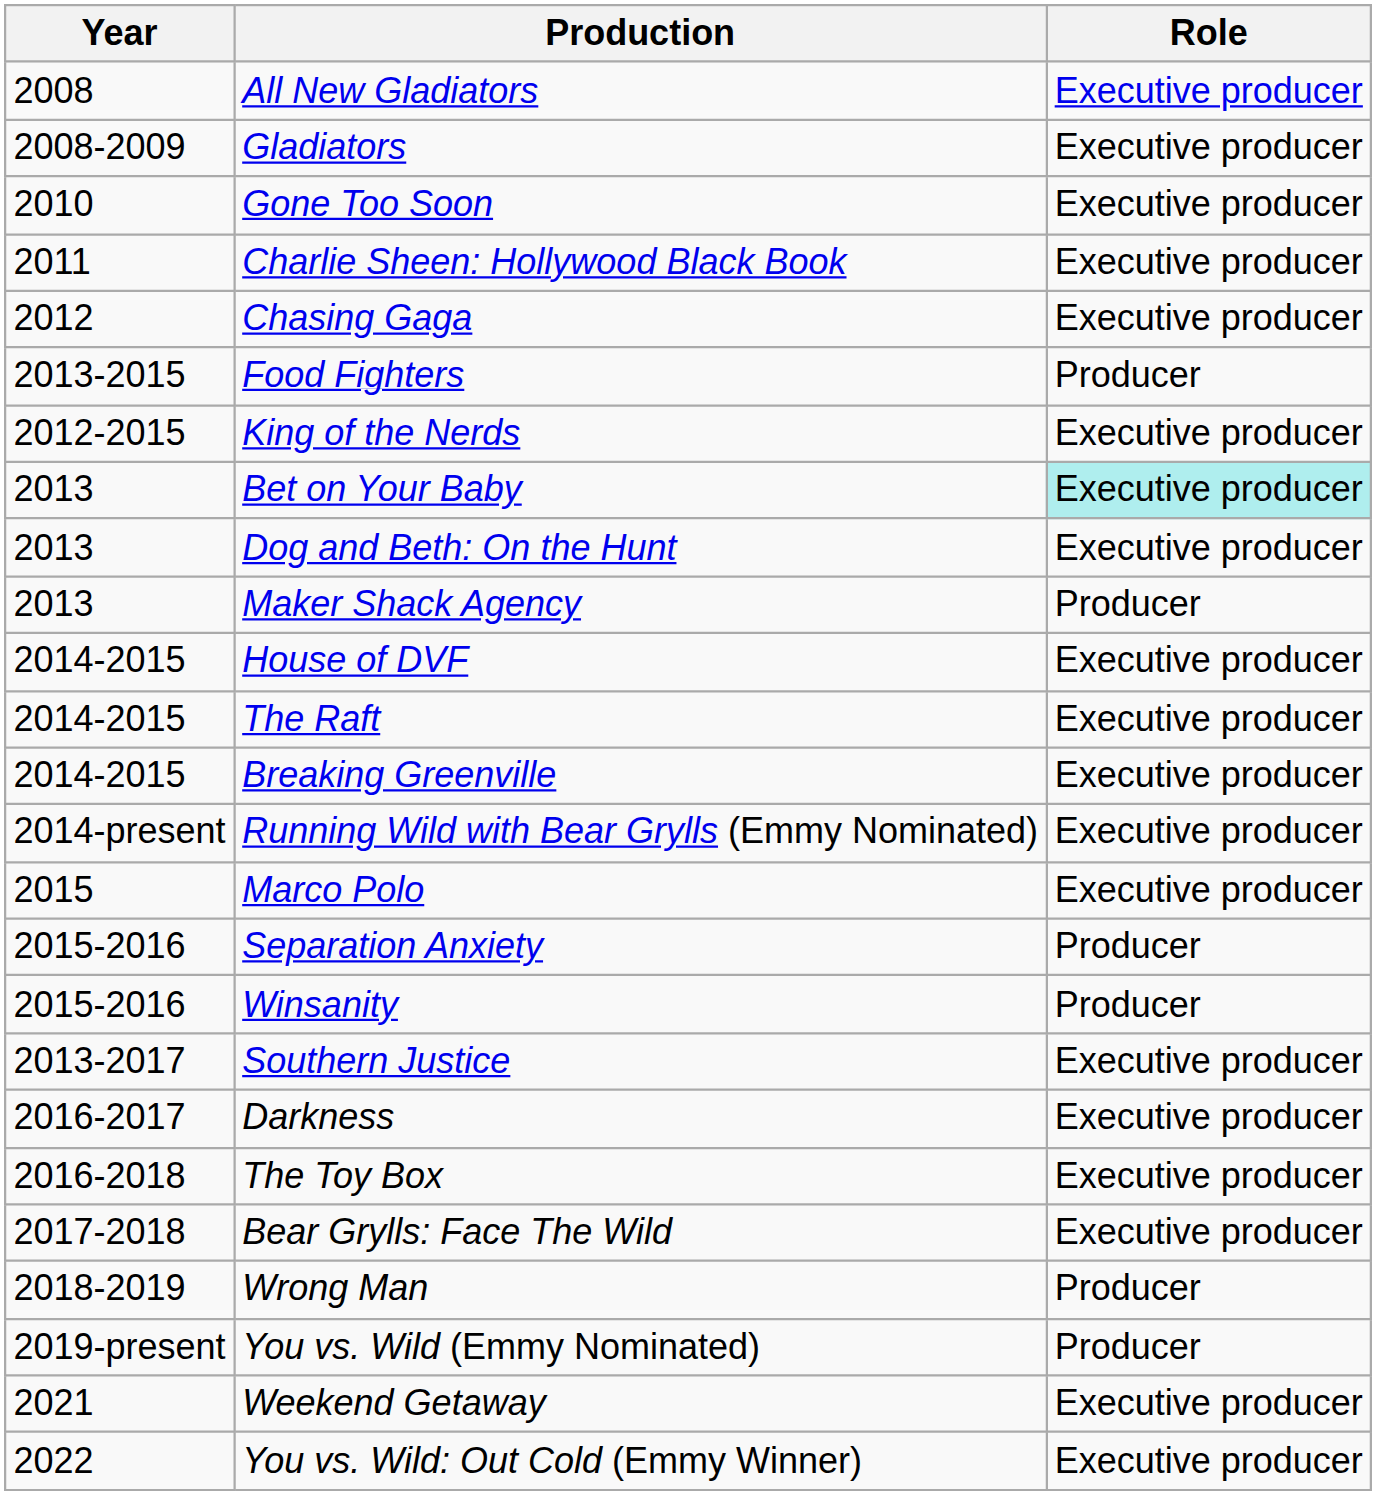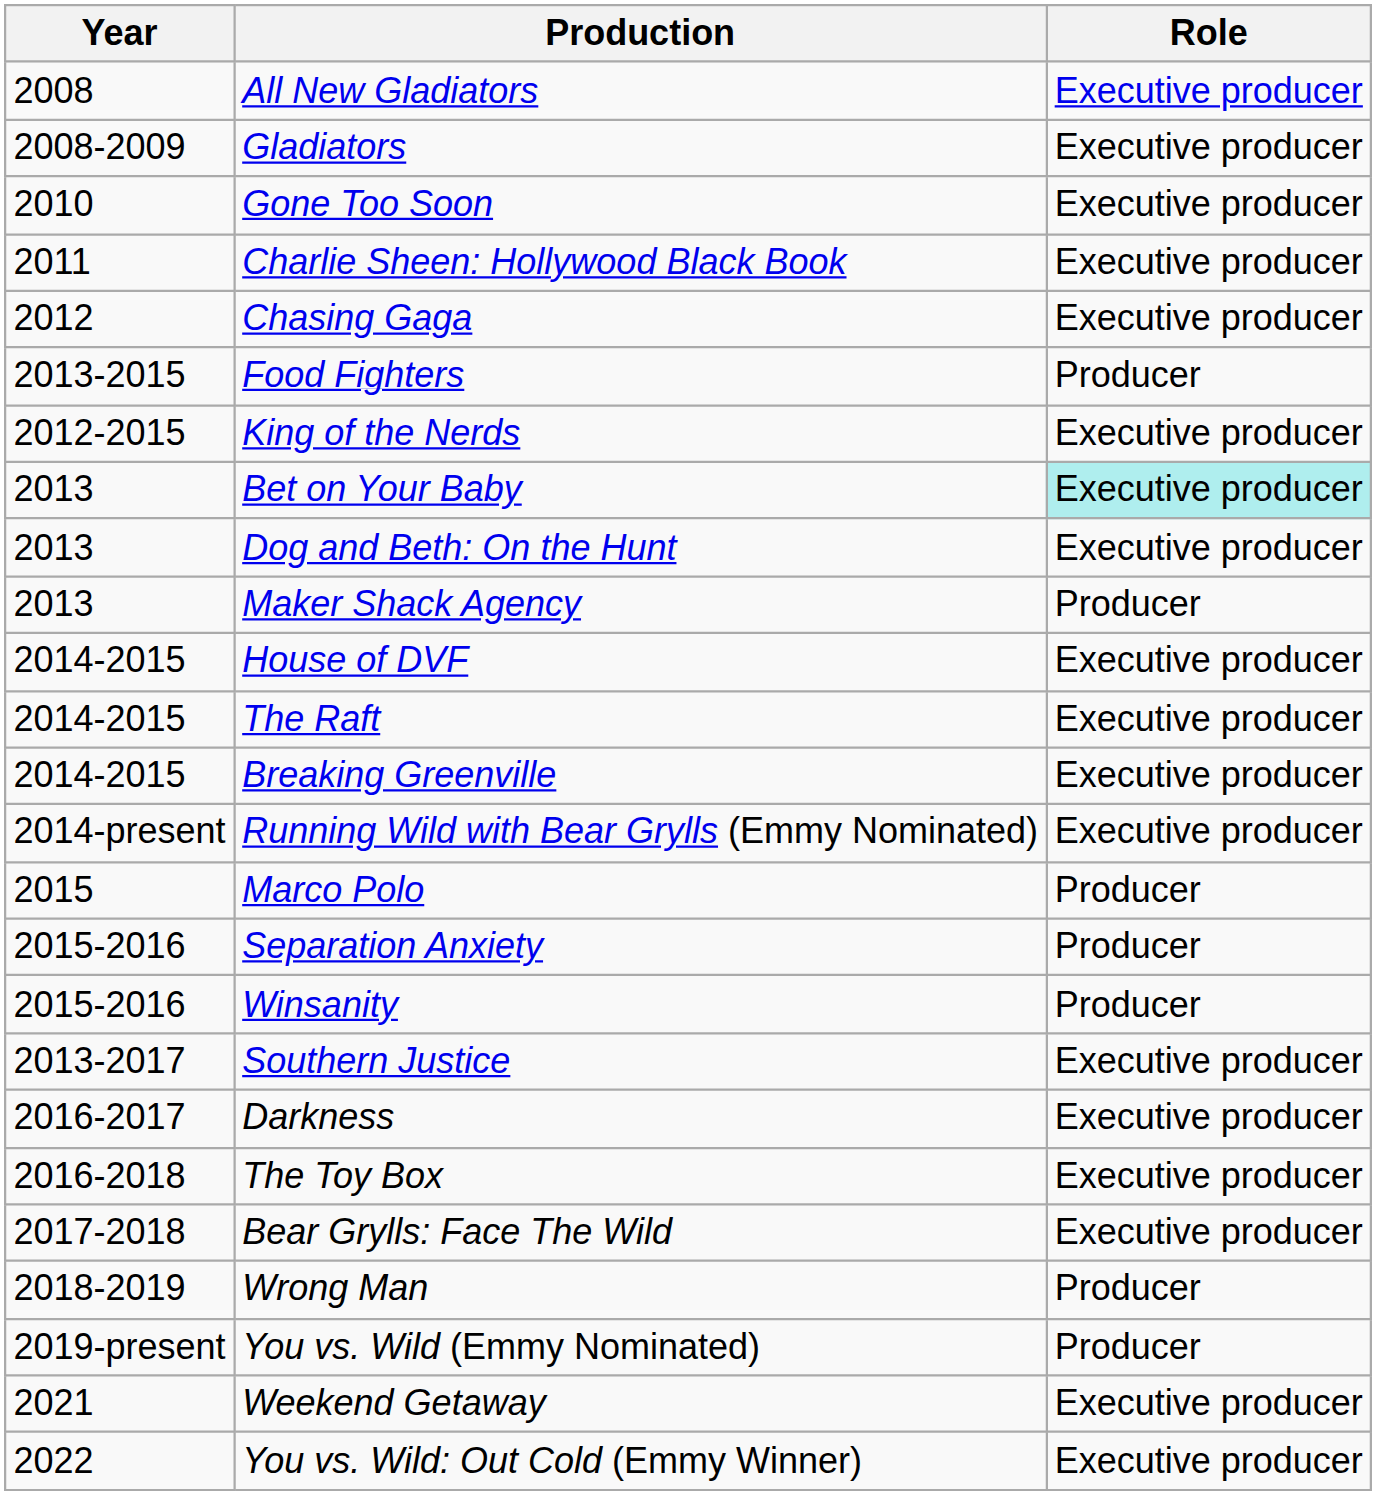(1209, 889) Executive producer -> (1128, 889) Producer
